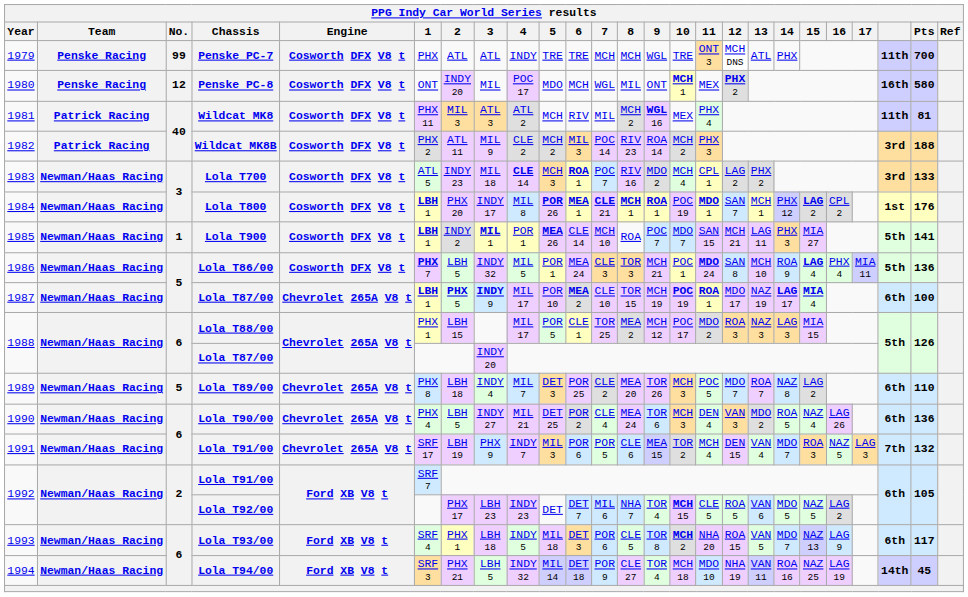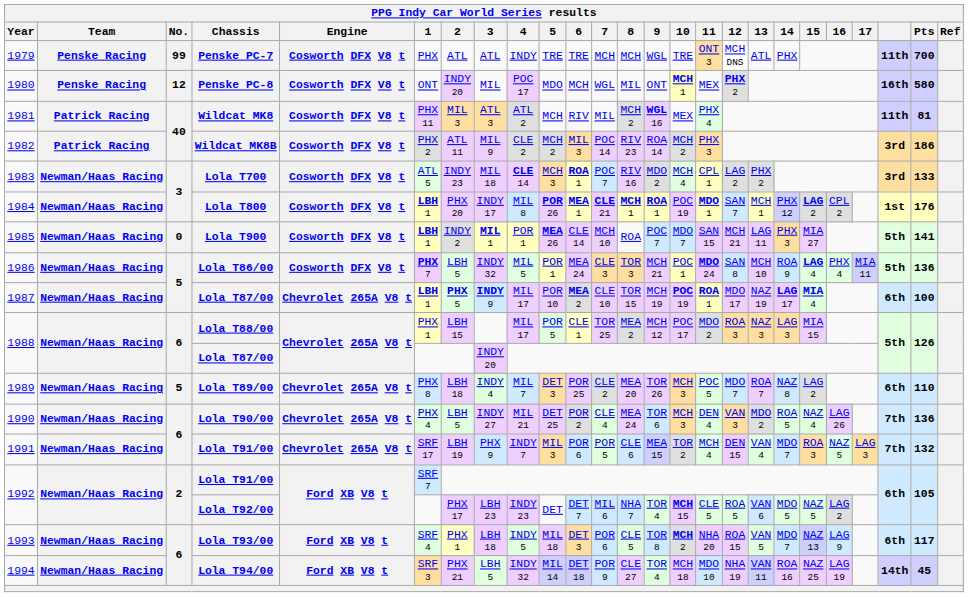(924, 146) 188 -> (924, 146) 186
(179, 237) 1 -> (179, 237) 0
(895, 419) 6th -> (895, 419) 7th
